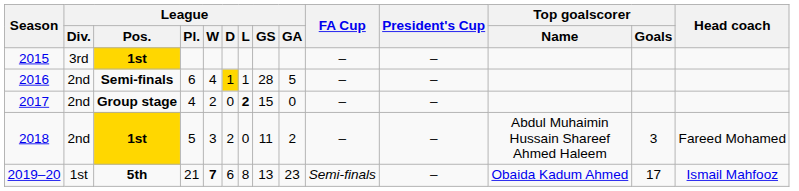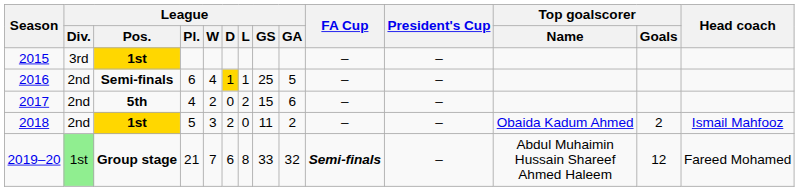(266, 79) 28 -> (266, 79) 25
(137, 101) Group stage -> (137, 101) 5th
(246, 101) bold -> (246, 101) normal
(292, 101) 0 -> (292, 101) 6
(560, 138) Abdul Muhaimin Hussain Shareef Ahmed Haleem -> (565, 123) Obaida Kadum Ahmed
(653, 138) 3 -> (659, 123) 2
(732, 138) Fareed Mohamed -> (738, 123) Ismail Mahfooz
(79, 175) no background -> (79, 159) lightgreen background
(137, 175) 5th -> (137, 159) Group stage
(213, 175) bold -> (213, 159) normal
(266, 175) 13 -> (266, 159) 33
(292, 175) 23 -> (292, 159) 32
(342, 175) normal -> (345, 159) bold
(560, 175) Obaida Kadum Ahmed -> (565, 159) Abdul Muhaimin Hussain Shareef Ahmed Haleem
(653, 175) 17 -> (659, 159) 12
(732, 175) Ismail Mahfooz -> (738, 159) Fareed Mohamed
